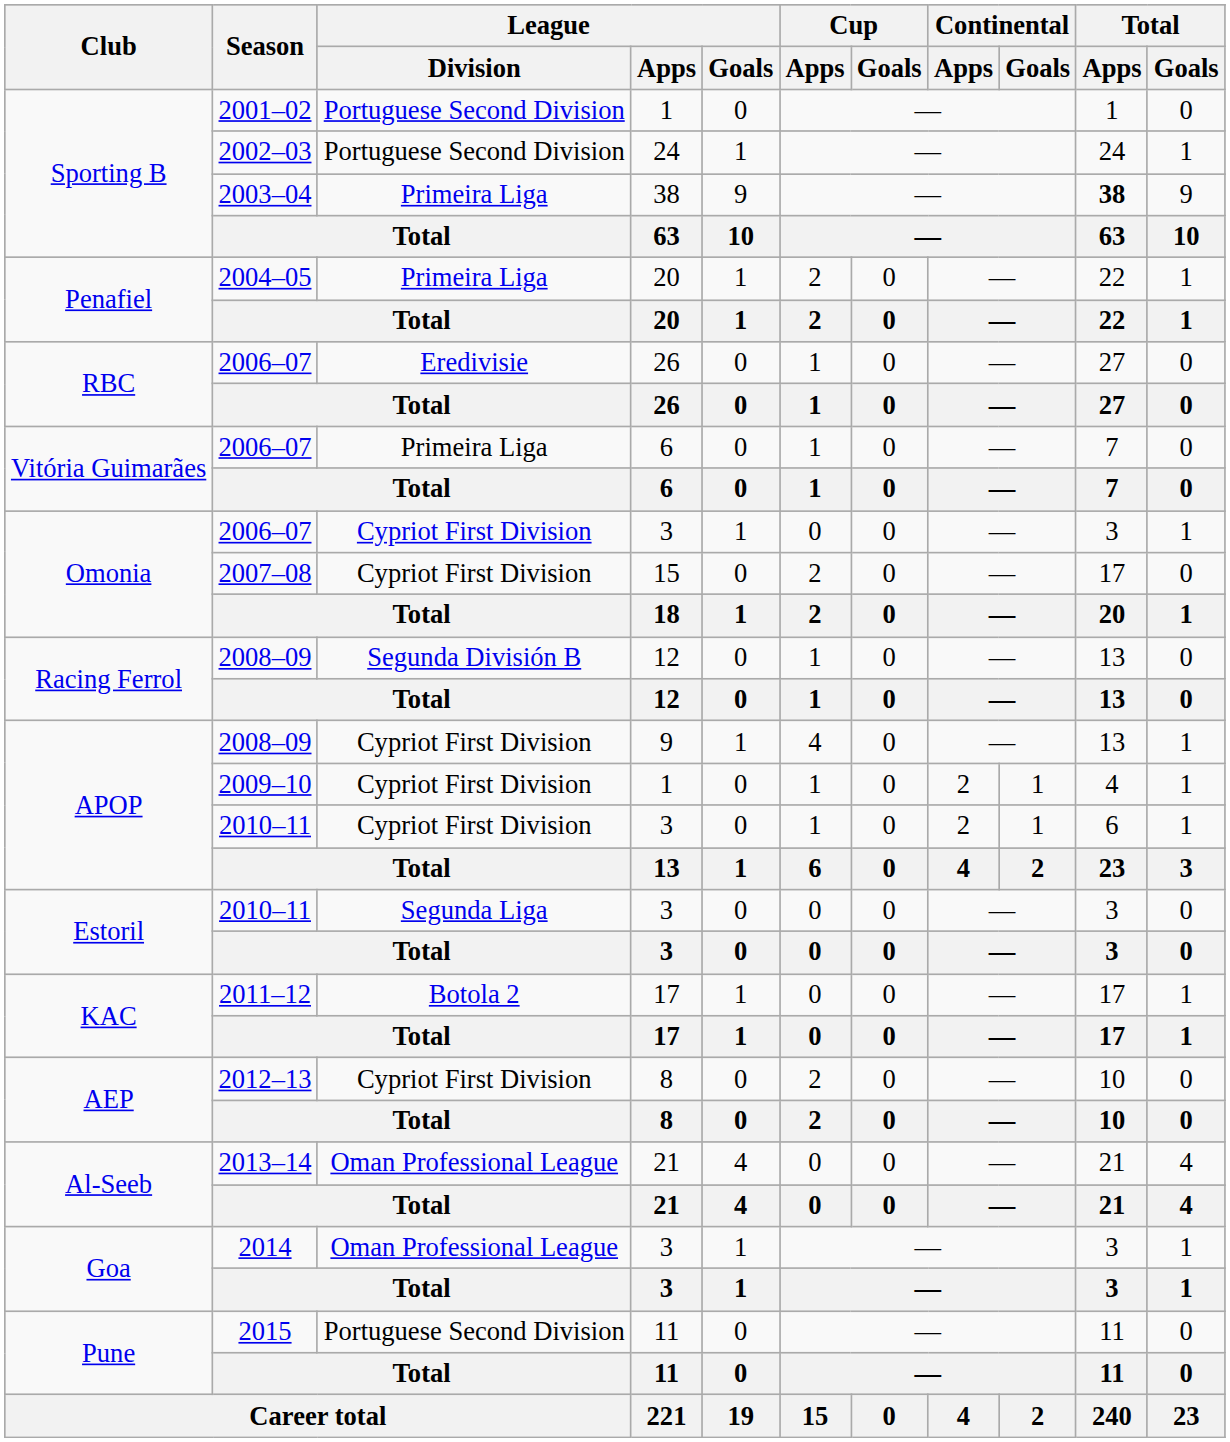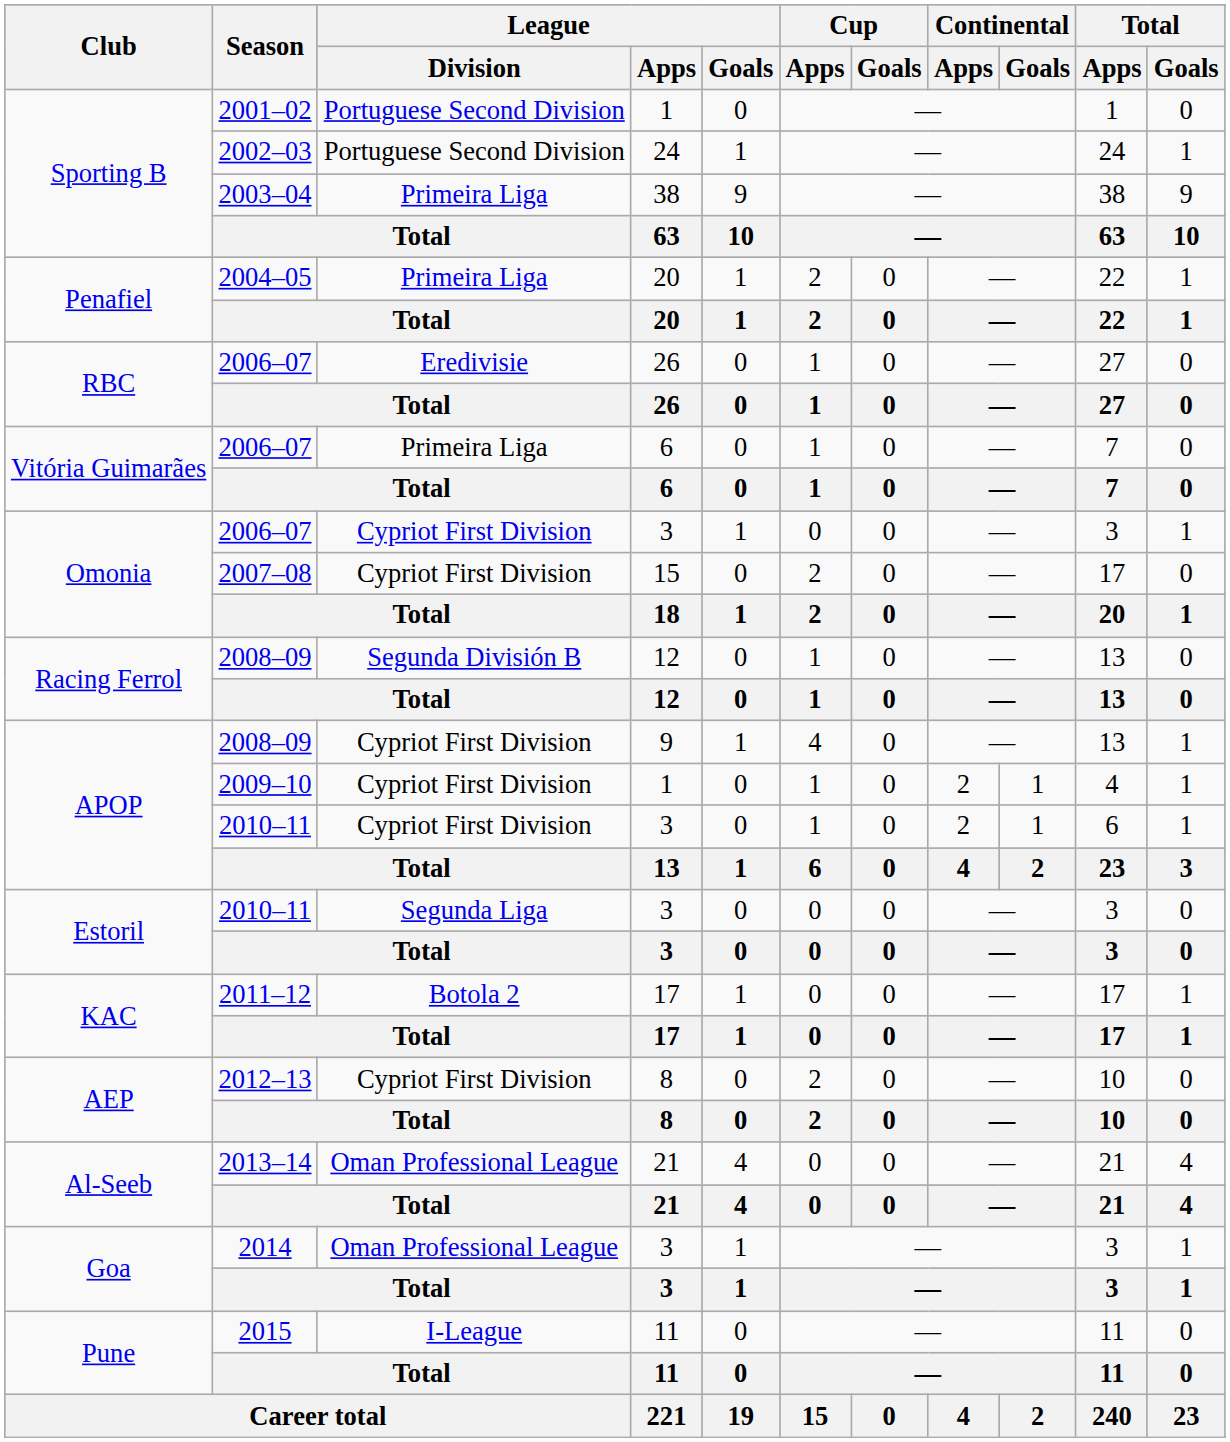(1112, 194) bold -> (1112, 194) normal
(474, 1331) Portuguese Second Division -> (474, 1331) I-League
